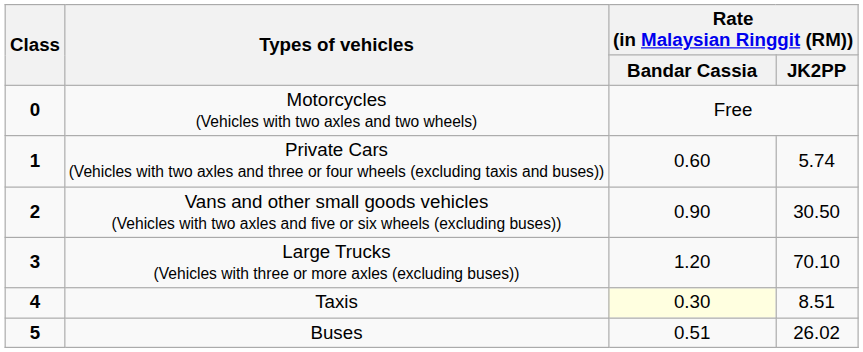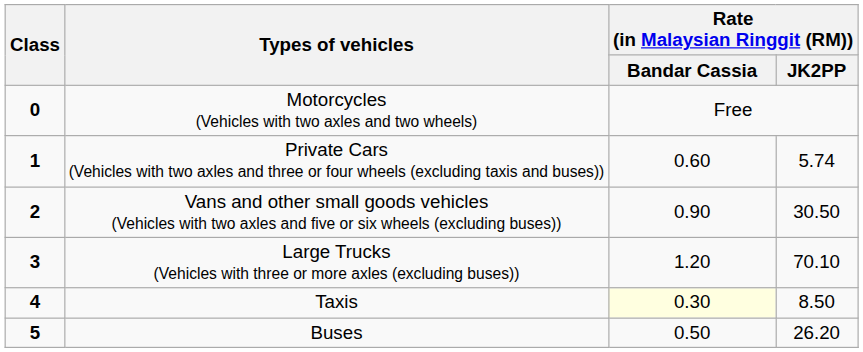(817, 302) 8.51 -> (817, 302) 8.50
(692, 332) 0.51 -> (692, 332) 0.50
(817, 332) 26.02 -> (817, 332) 26.20
